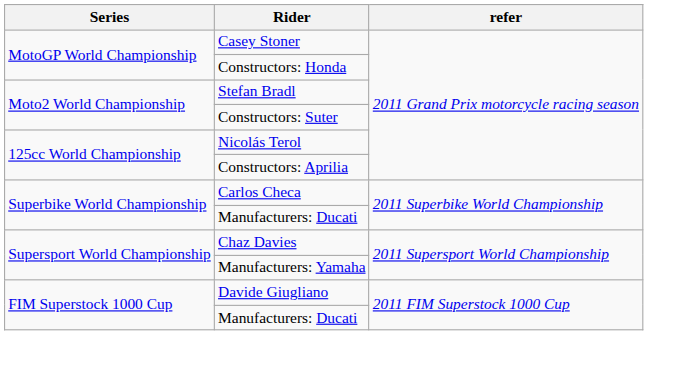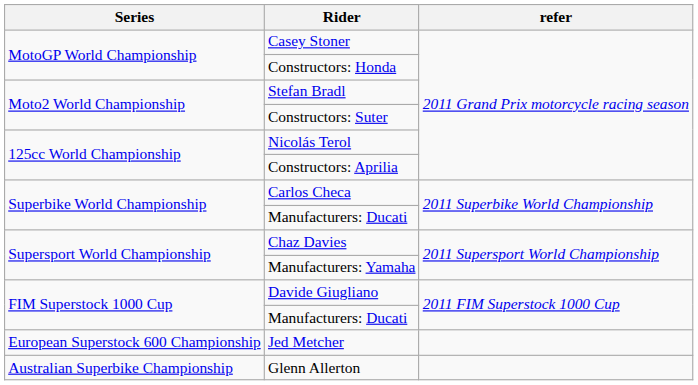+ row: (134, 342)
+ row: (121, 367)
